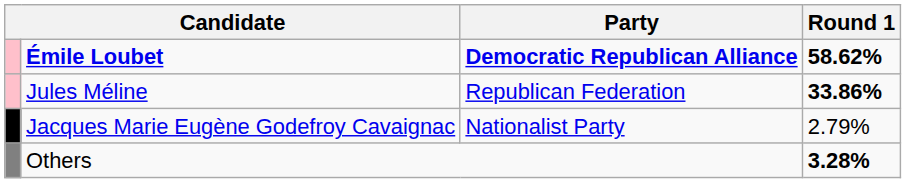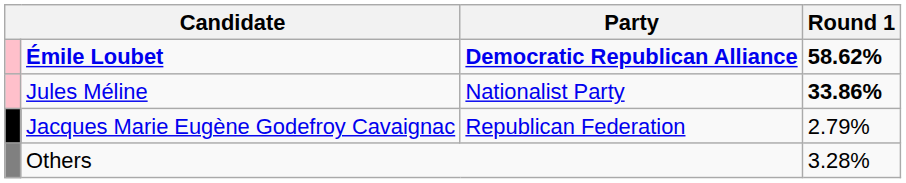(575, 92) Republican Federation -> (545, 92) Nationalist Party
(545, 126) Nationalist Party -> (575, 126) Republican Federation
(839, 161) bold -> (839, 161) normal
